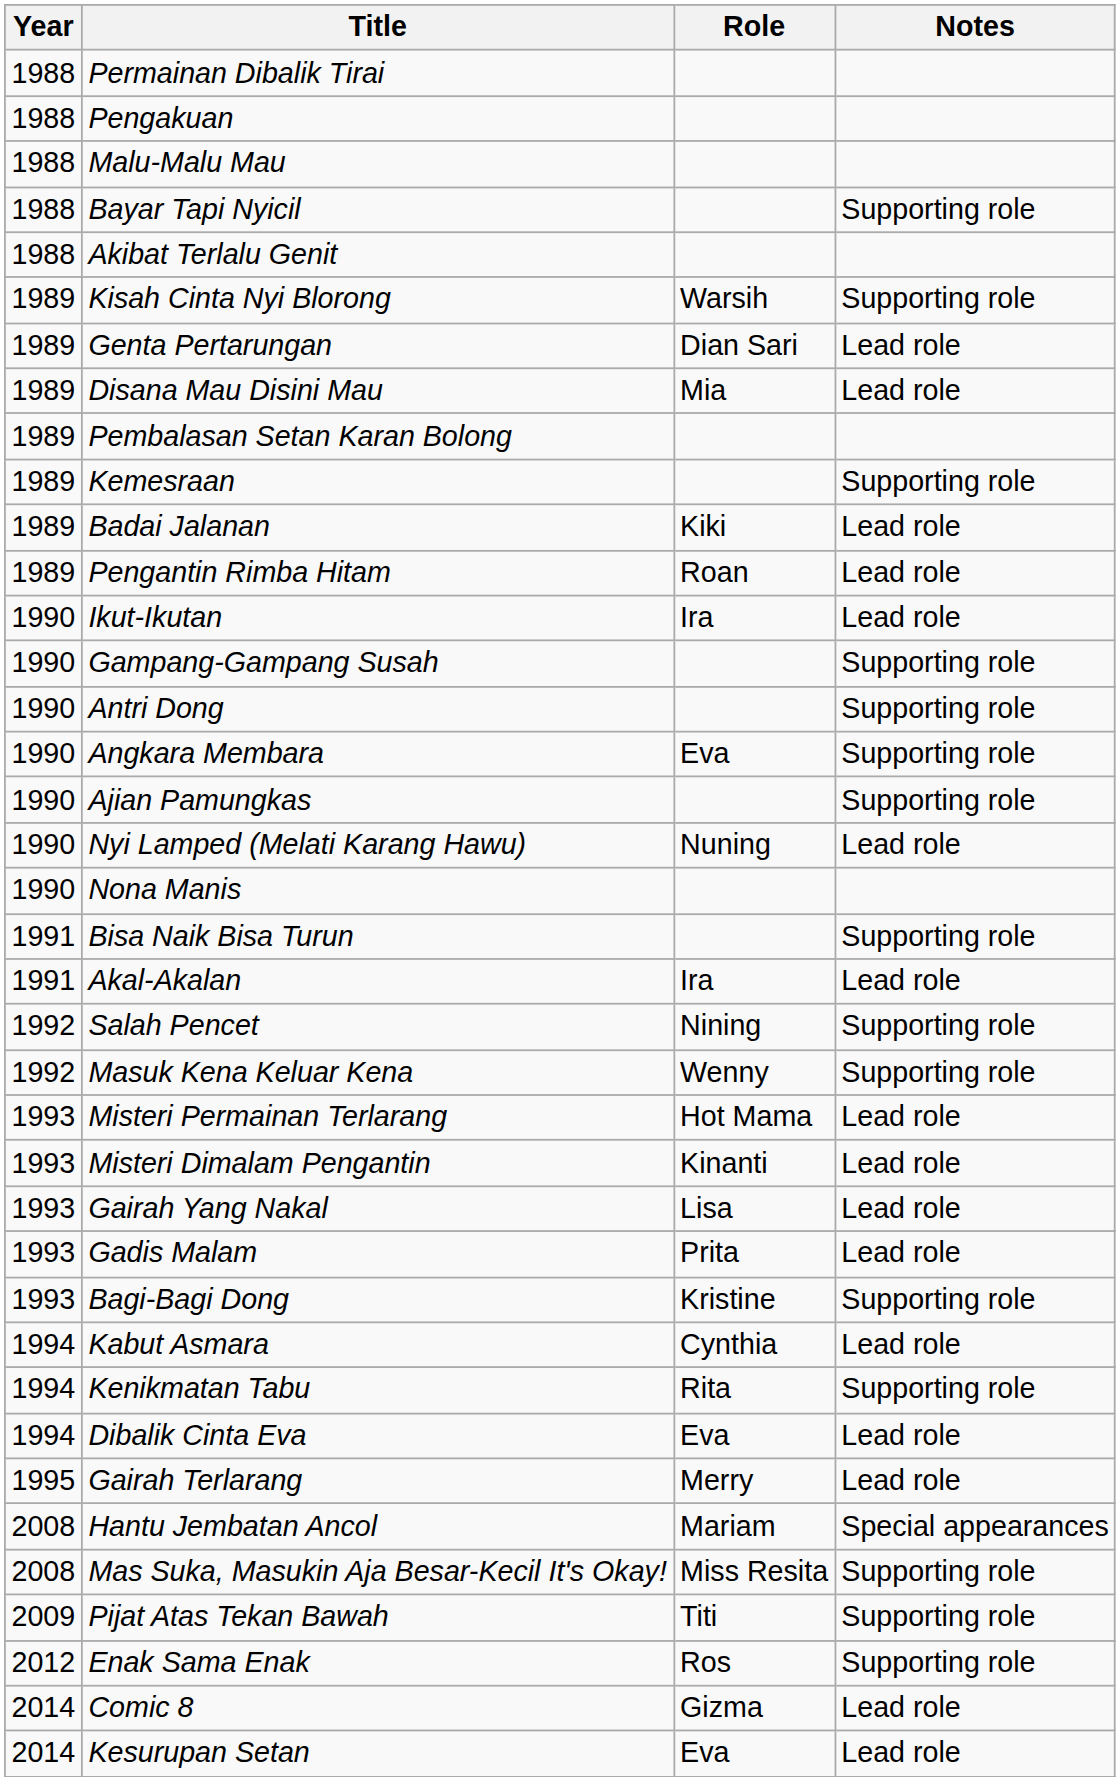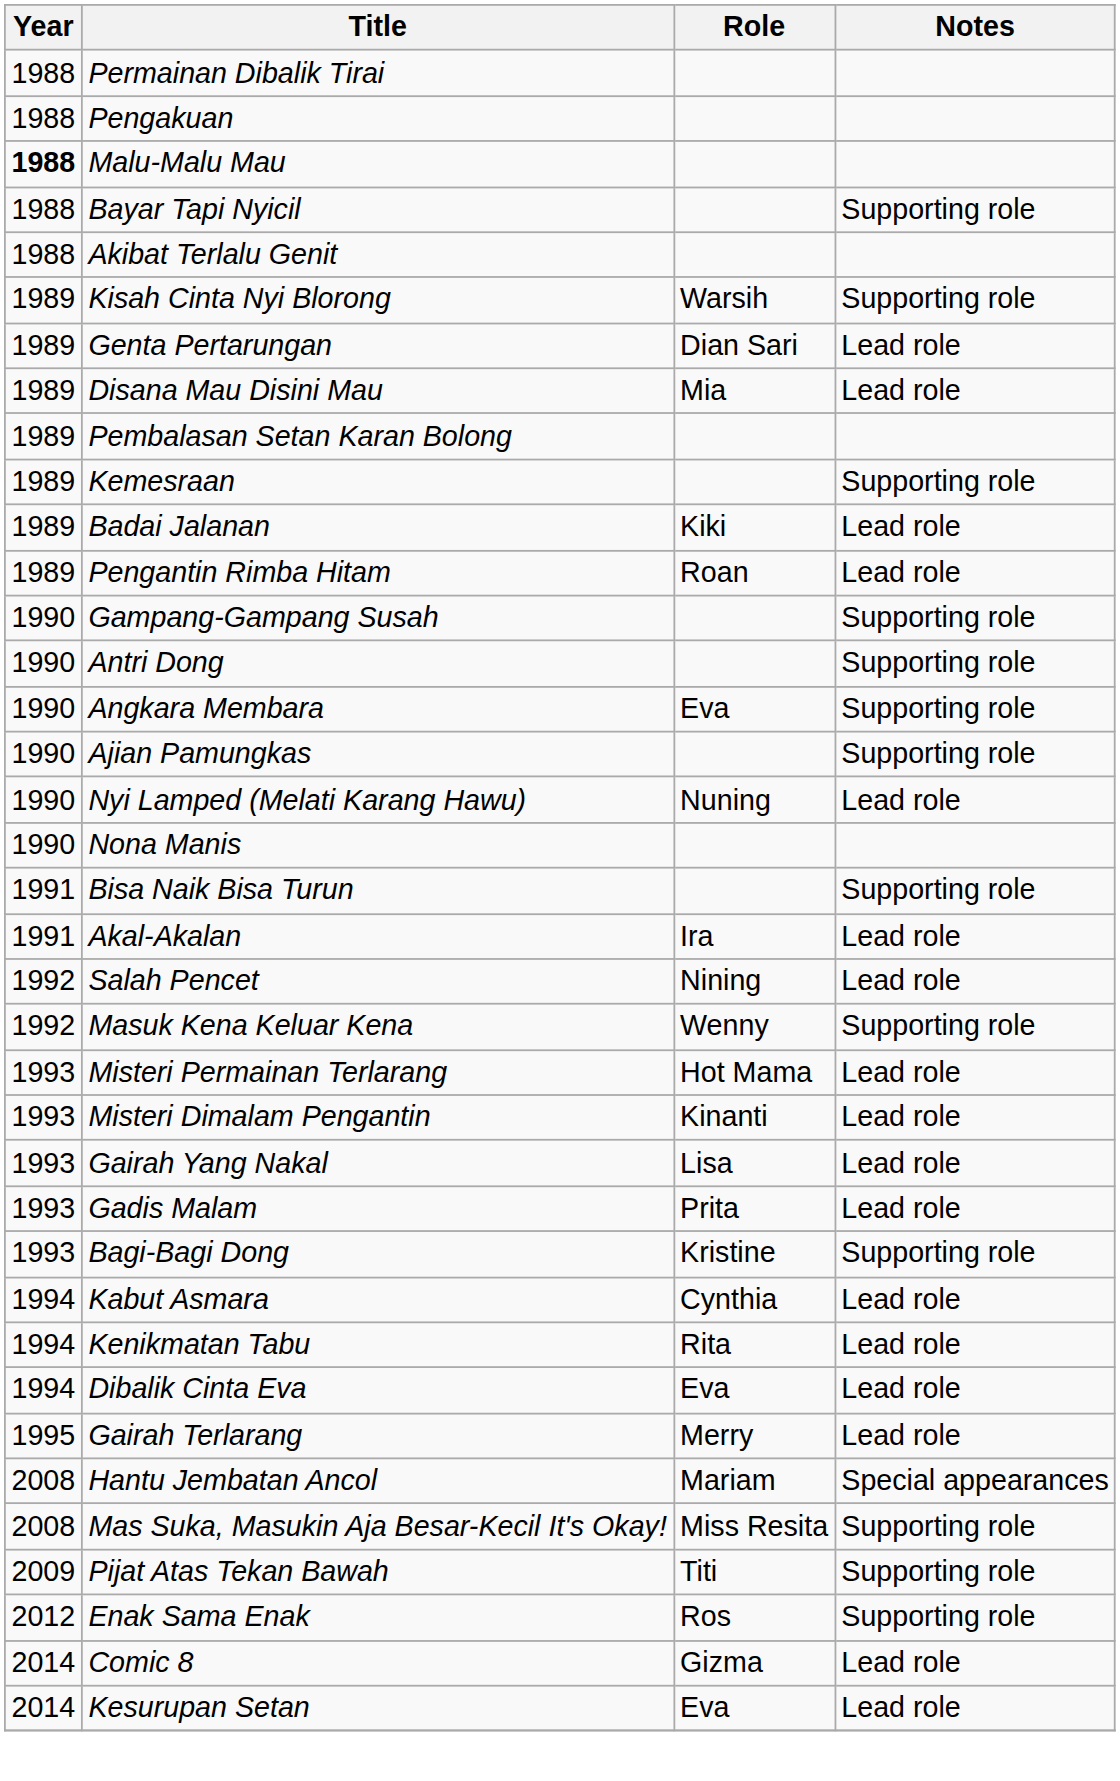(43, 163) normal -> (43, 163) bold
- row: (155, 617)
(938, 1026) Supporting role -> (901, 981) Lead role
(938, 1389) Supporting role -> (901, 1344) Lead role
